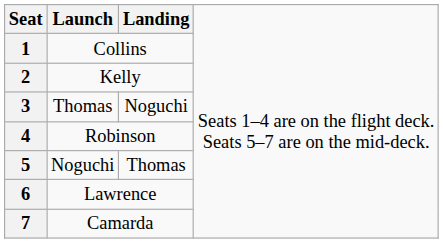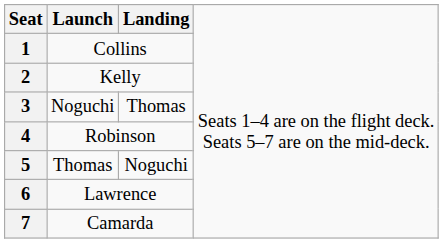(83, 106) Thomas -> (83, 106) Noguchi
(156, 106) Noguchi -> (156, 106) Thomas
(83, 164) Noguchi -> (83, 164) Thomas
(156, 164) Thomas -> (156, 164) Noguchi
